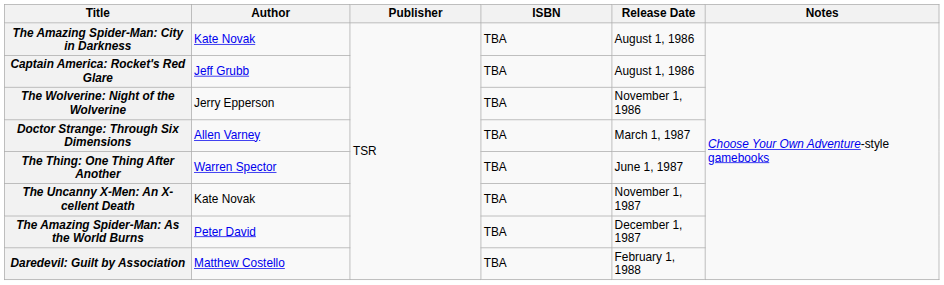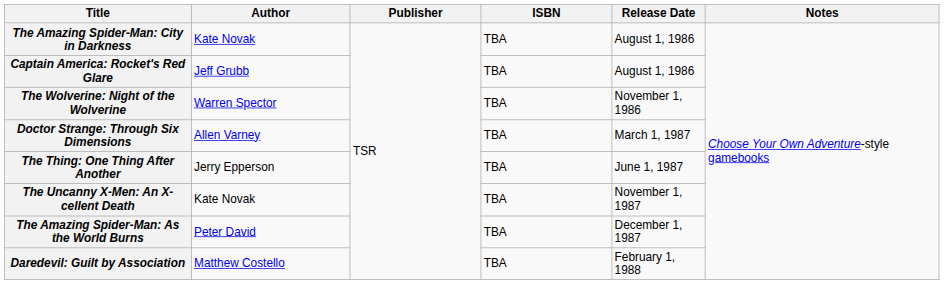(234, 103) Jerry Epperson -> (235, 103) Warren Spector
(235, 167) Warren Spector -> (234, 167) Jerry Epperson
